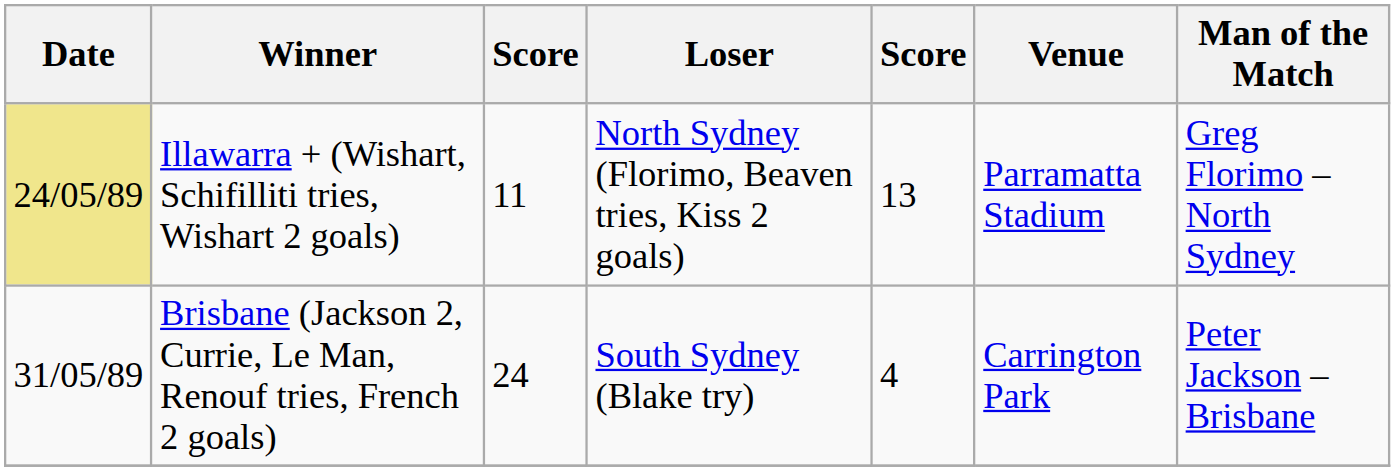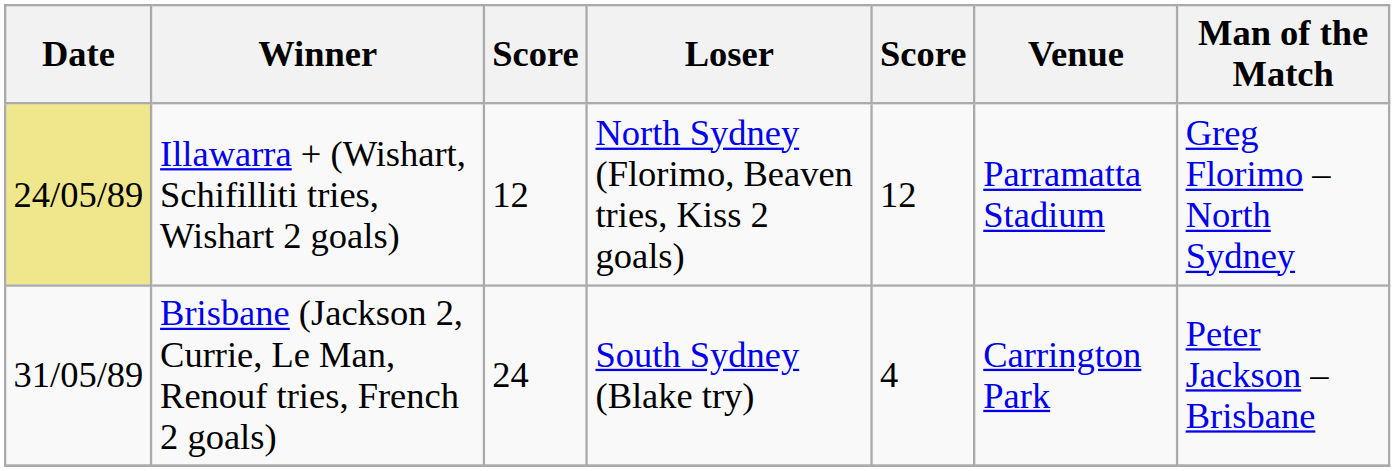(510, 193) 11 -> (510, 193) 12
(898, 193) 13 -> (898, 193) 12
